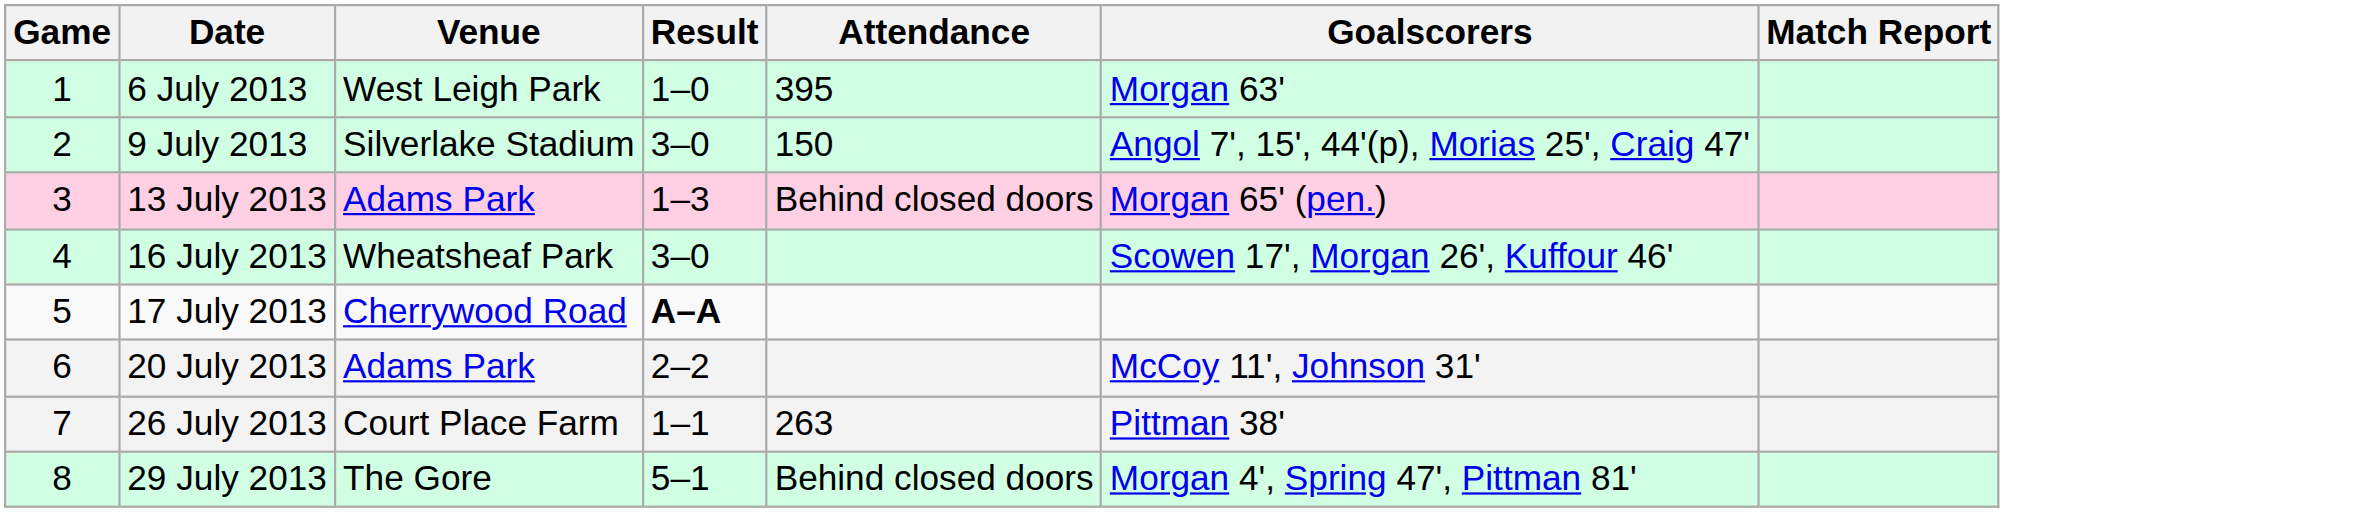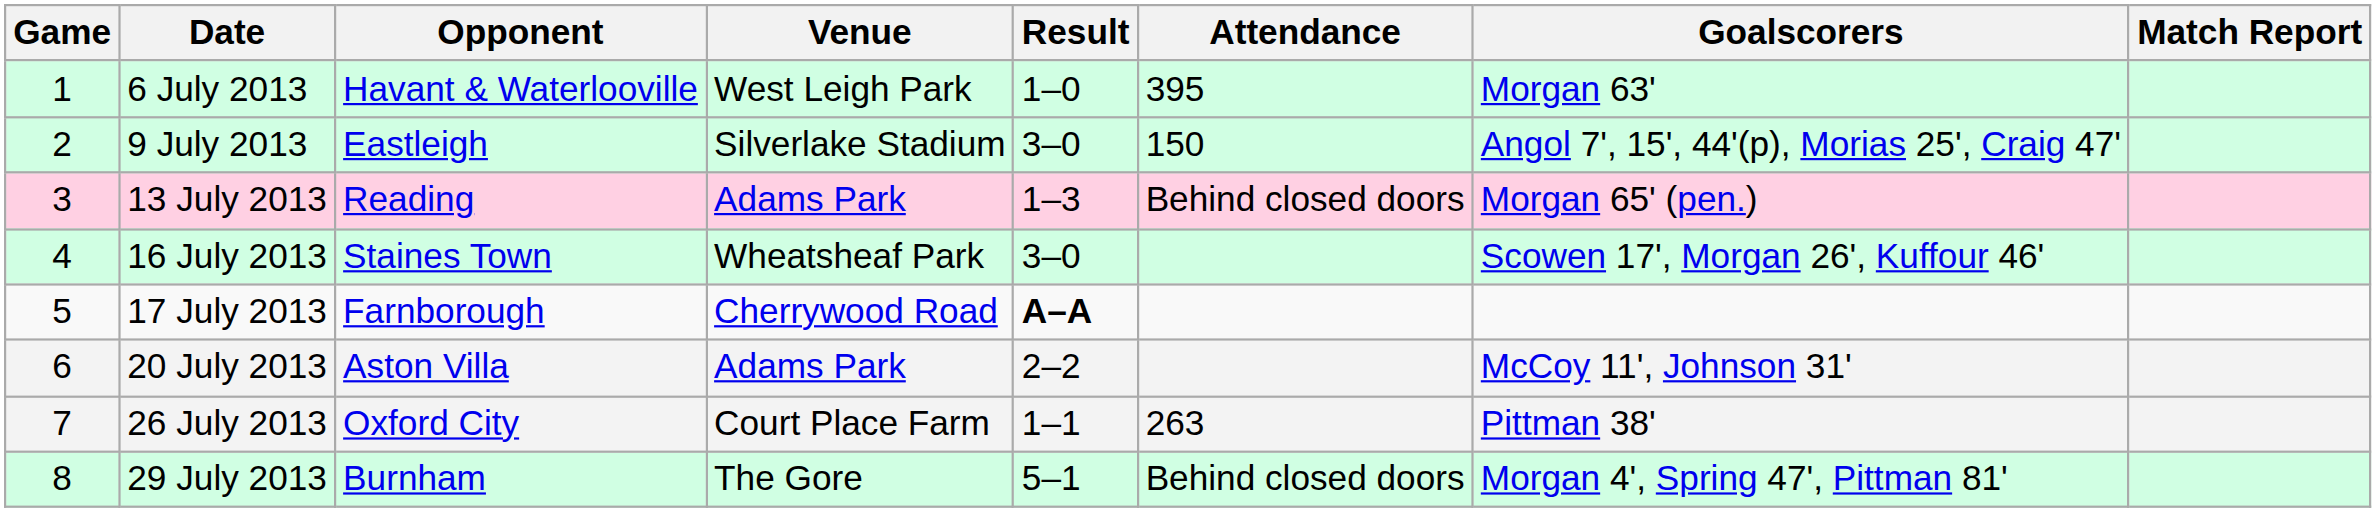+ column: (520, 32)
